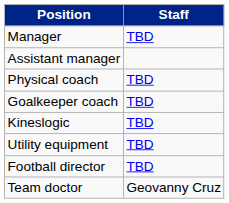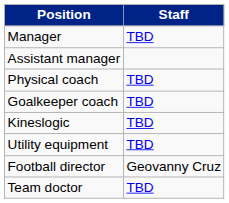(140, 166) TBD -> (174, 166) Geovanny Cruz
(174, 187) Geovanny Cruz -> (140, 187) TBD
